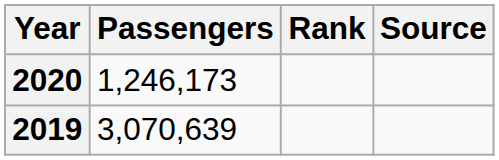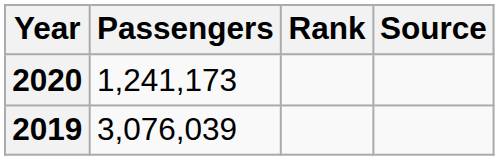(167, 79) 1,246,173 -> (167, 79) 1,241,173
(167, 129) 3,070,639 -> (167, 129) 3,076,039
